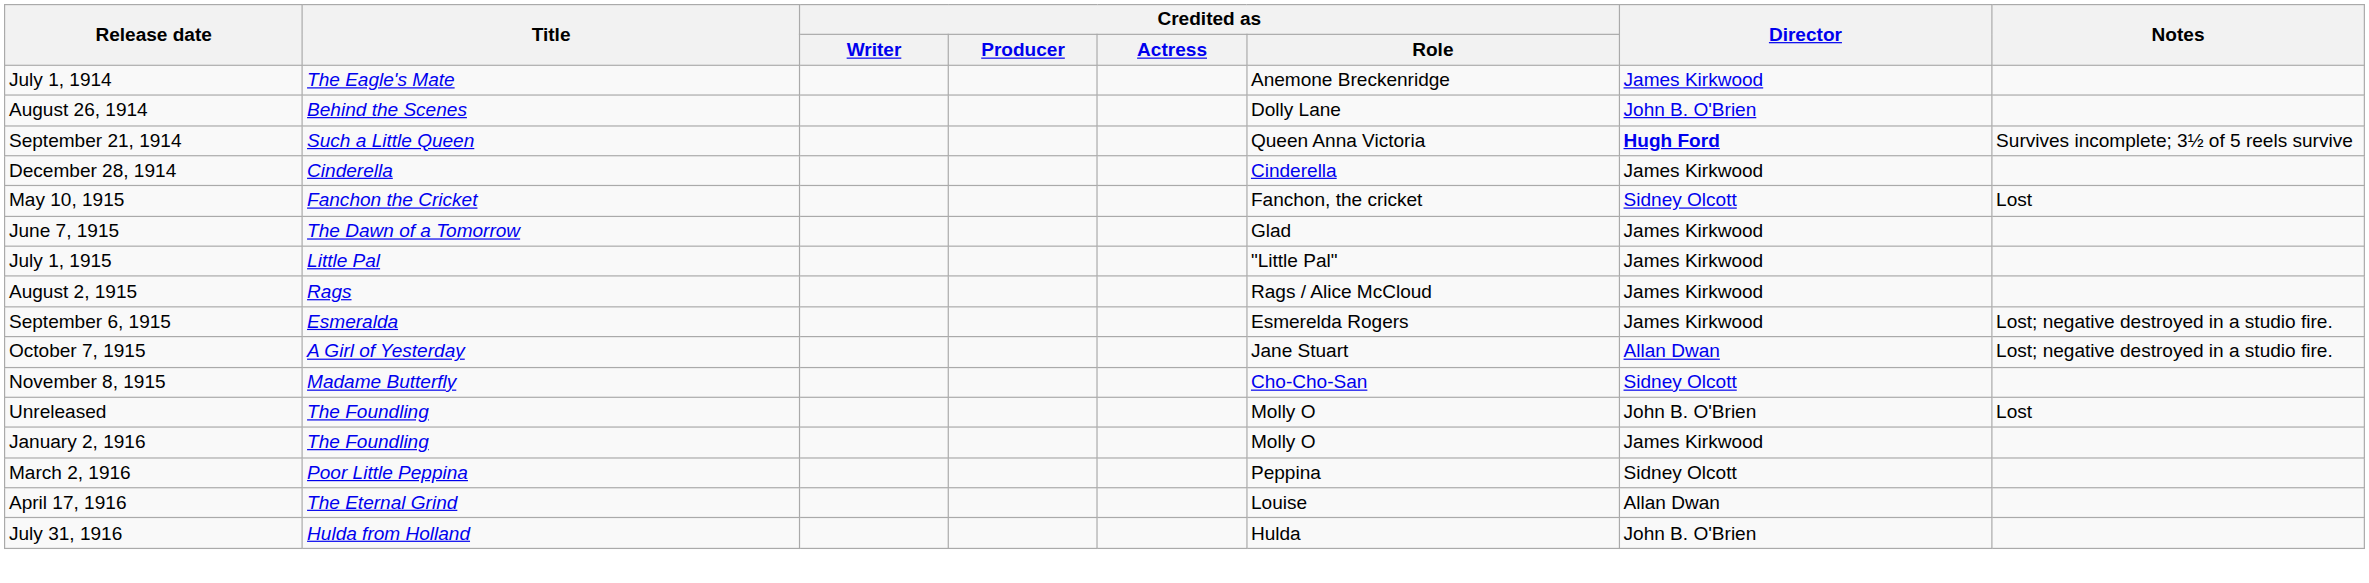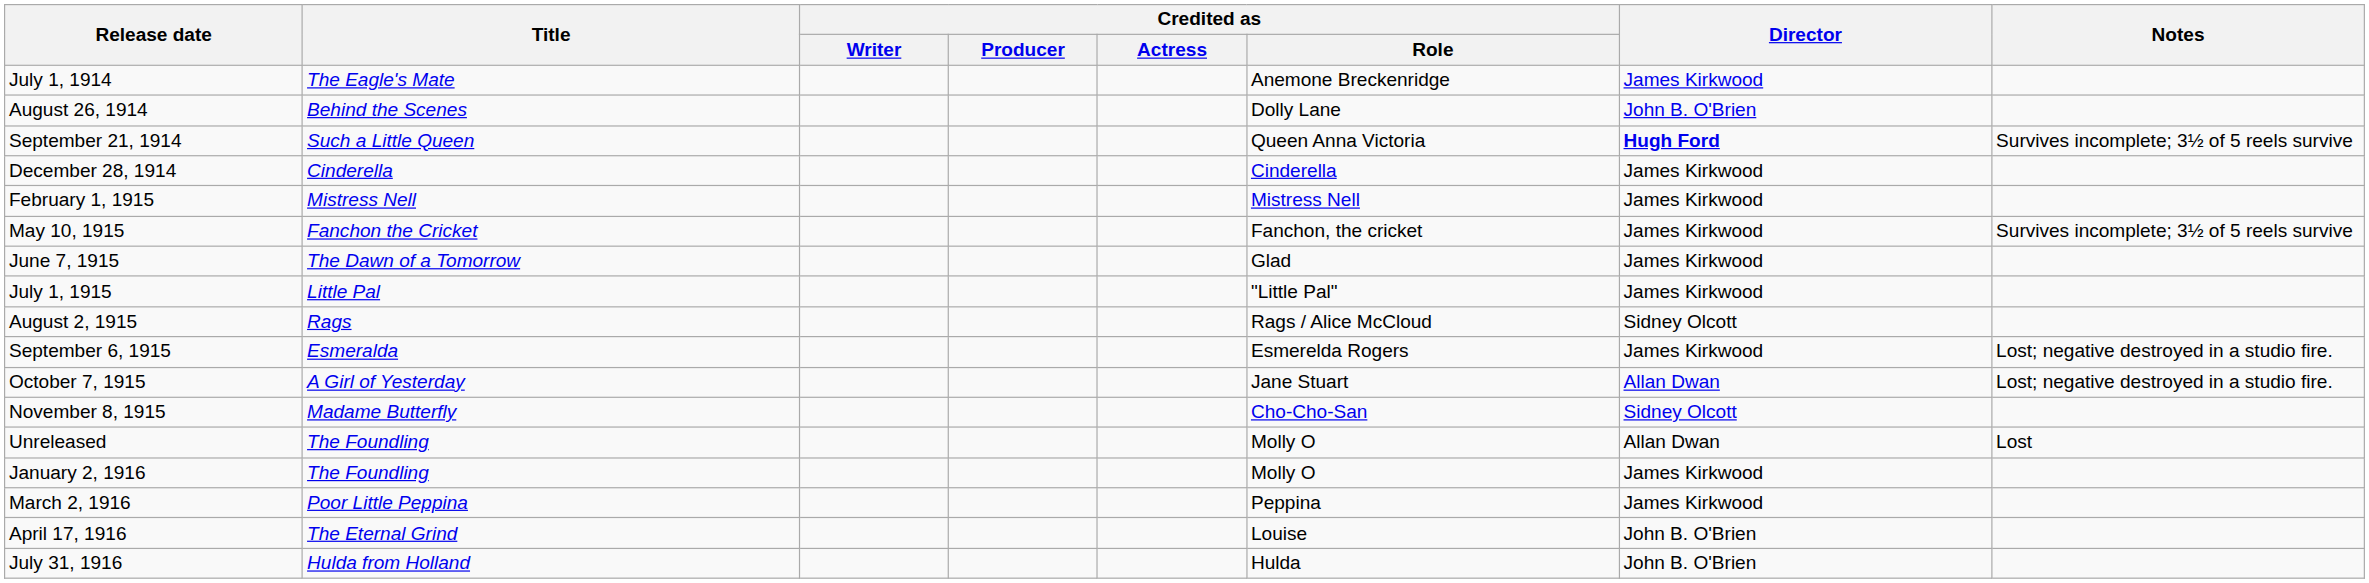+ row: (81, 200)
(1680, 200) Sidney Olcott -> (1693, 230) James Kirkwood
(2014, 200) Lost -> (2174, 230) Survives incomplete; 3½ of 5 reels survive
(1693, 291) James Kirkwood -> (1680, 321) Sidney Olcott
(1690, 412) John B. O'Brien -> (1672, 442) Allan Dwan
(1680, 472) Sidney Olcott -> (1693, 502) James Kirkwood
(1672, 502) Allan Dwan -> (1690, 532) John B. O'Brien
